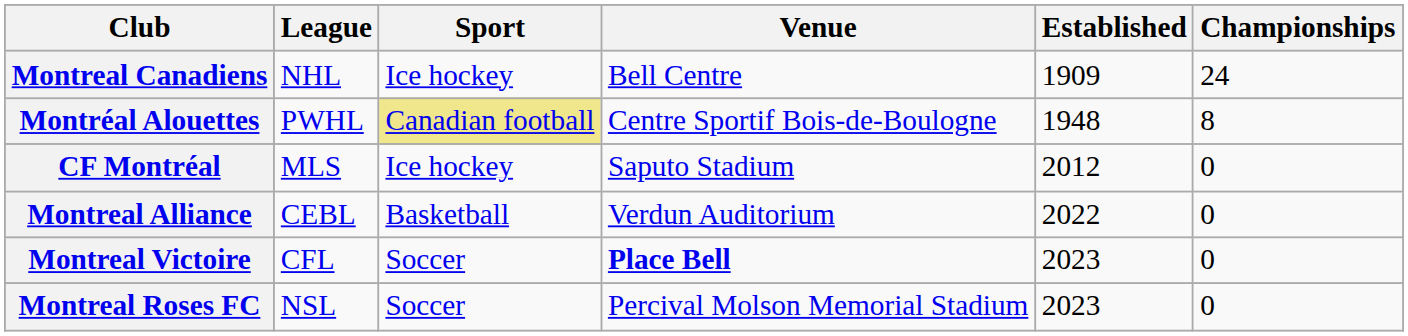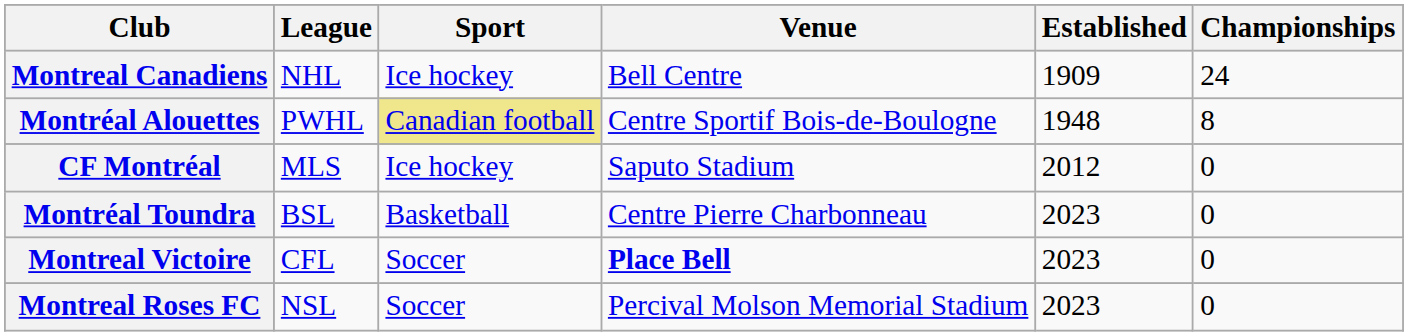- row: (139, 213)
+ row: (140, 213)
